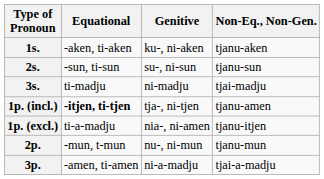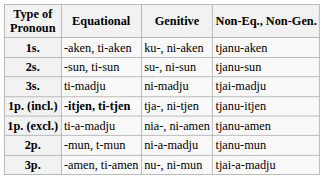(243, 106) tjanu-amen -> (241, 106) tjanu-itjen
(241, 125) tjanu-itjen -> (243, 125) tjanu-amen
(173, 145) nu-, ni-mun -> (171, 145) ni-a-madju
(171, 164) ni-a-madju -> (173, 164) nu-, ni-mun
